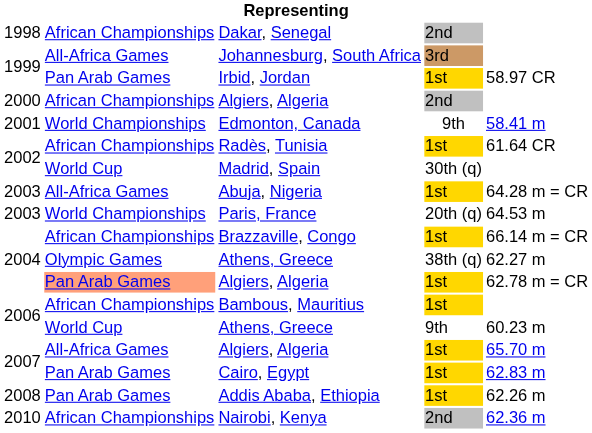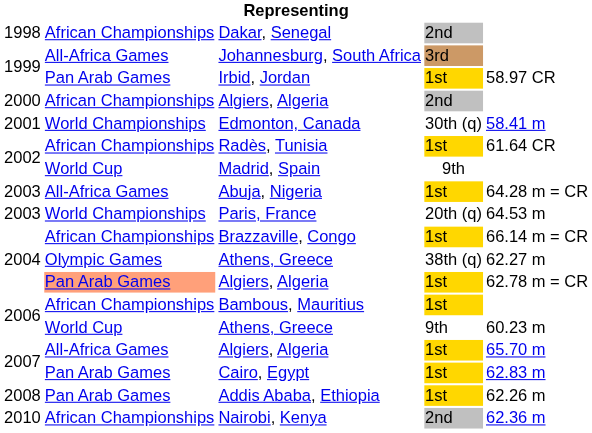(453, 123) 9th -> (453, 123) 30th (q)
(453, 168) 30th (q) -> (453, 168) 9th
